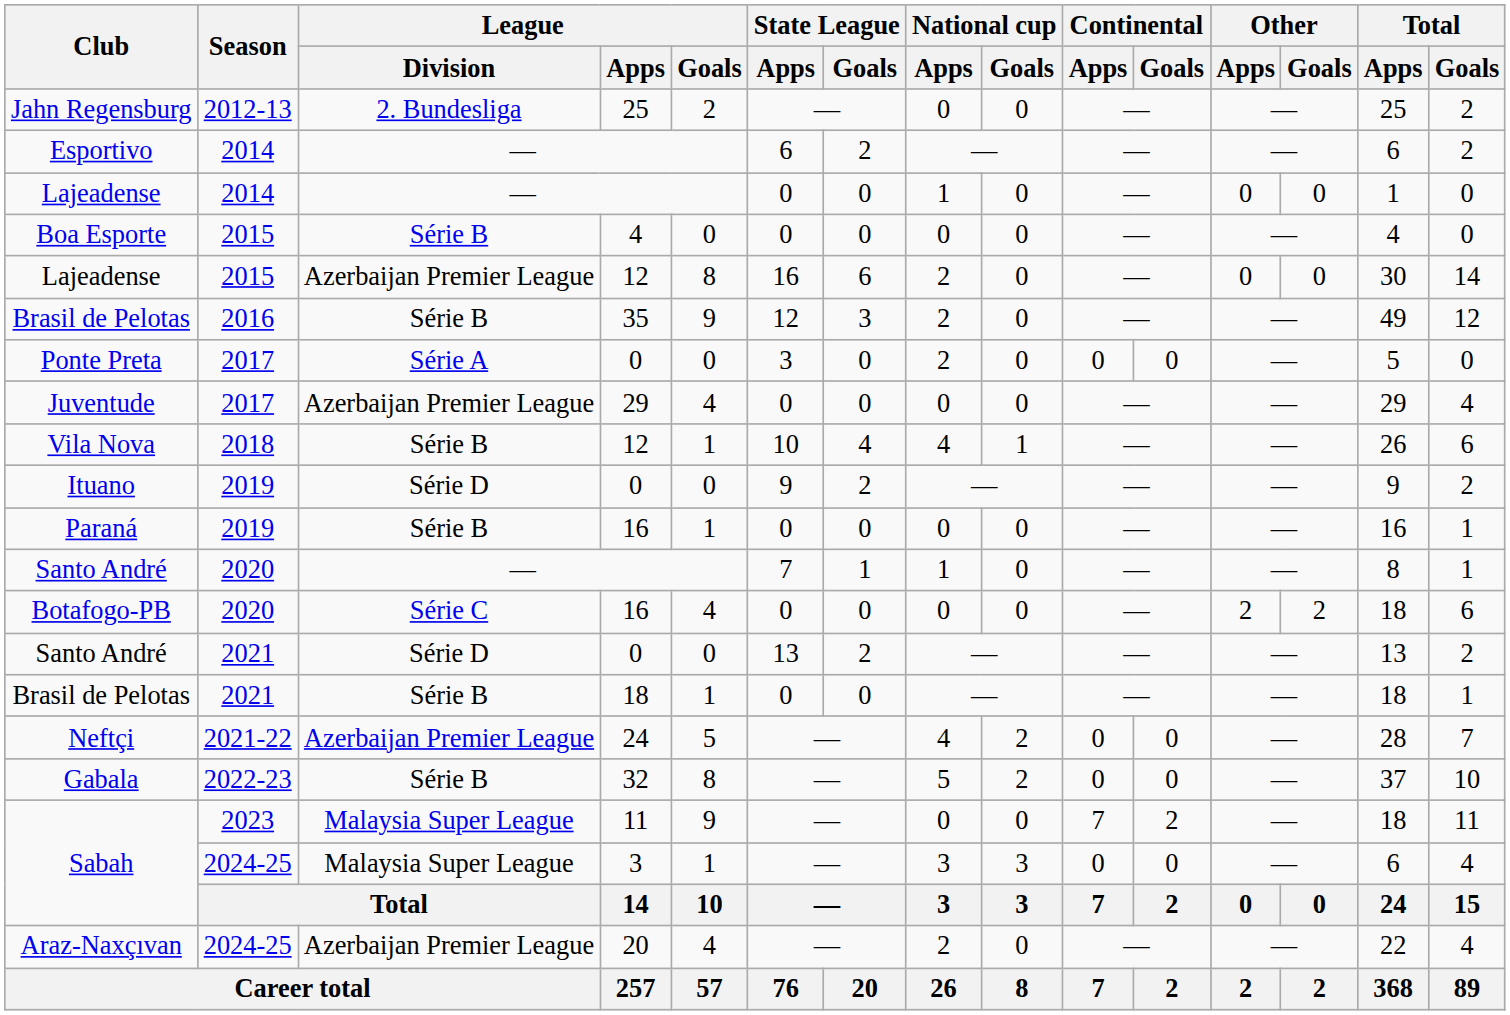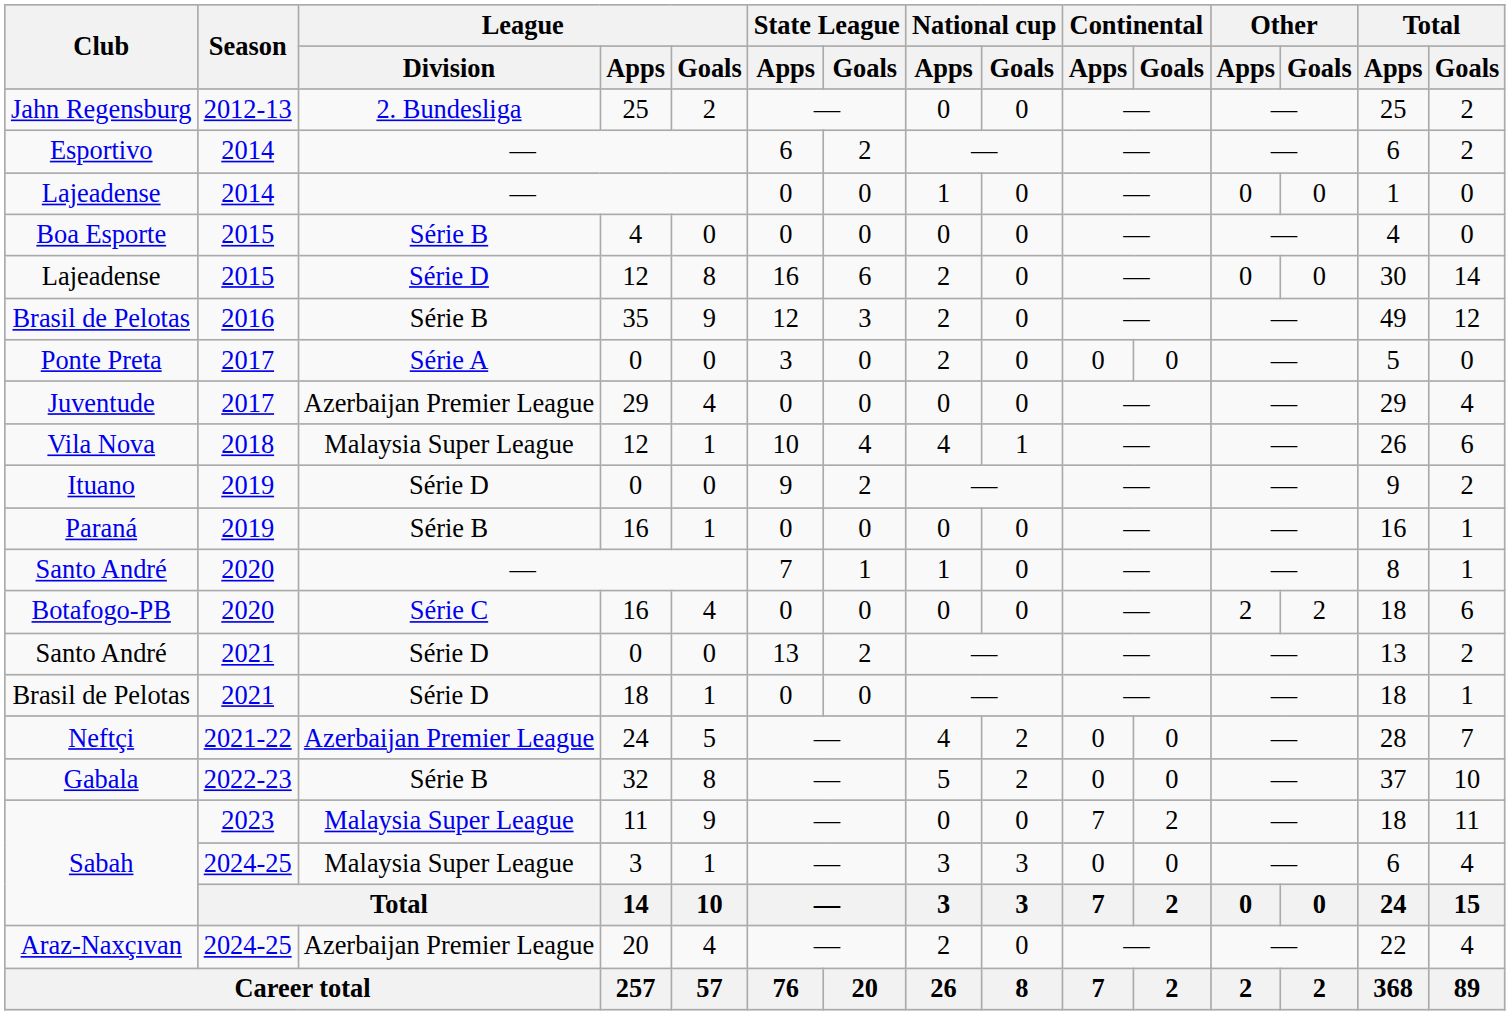(449, 276) Azerbaijan Premier League -> (449, 276) Série D
(449, 444) Série B -> (449, 444) Malaysia Super League
(449, 695) Série B -> (449, 695) Série D
